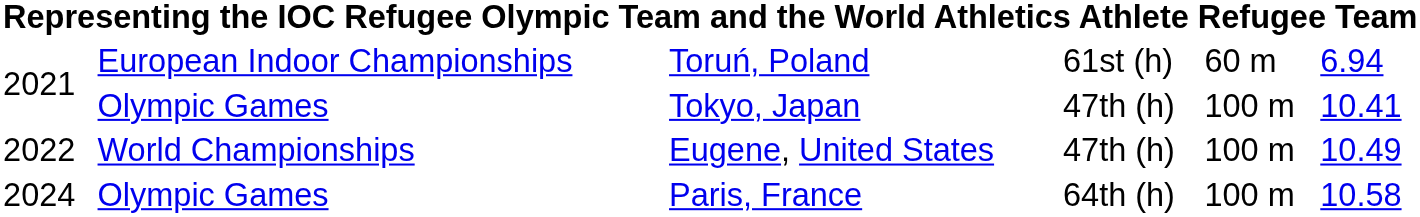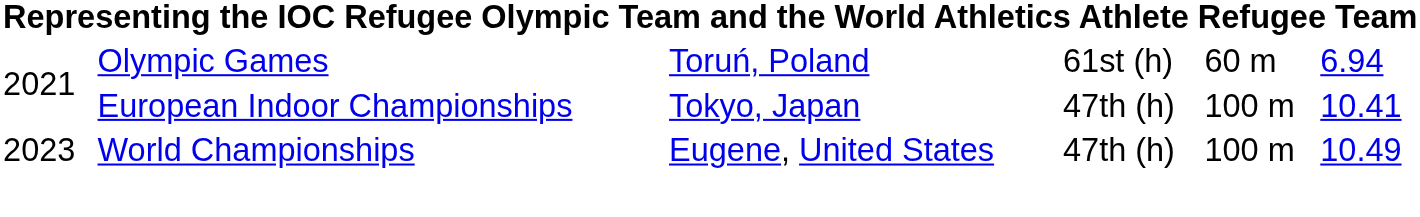(335, 61) European Indoor Championships -> (213, 61) Olympic Games
(213, 106) Olympic Games -> (335, 106) European Indoor Championships
(39, 150) 2022 -> (39, 150) 2023
- row: (766, 195)
